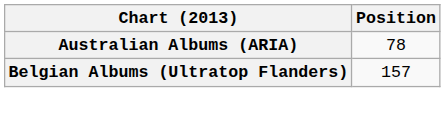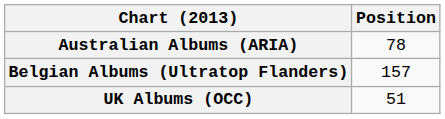+ row: (178, 100)
